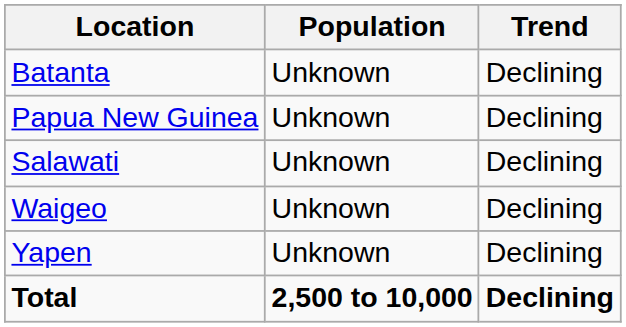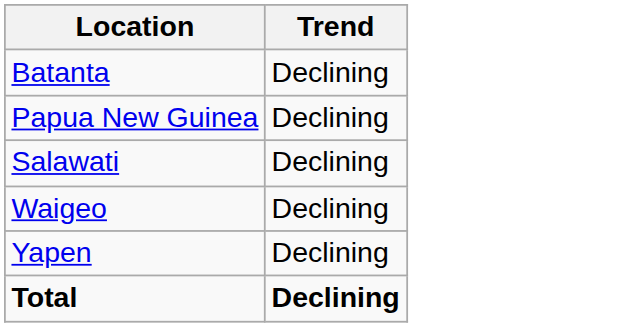- column: (372, 27)
